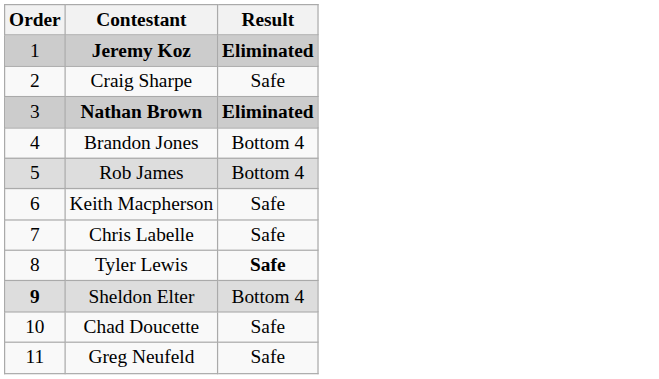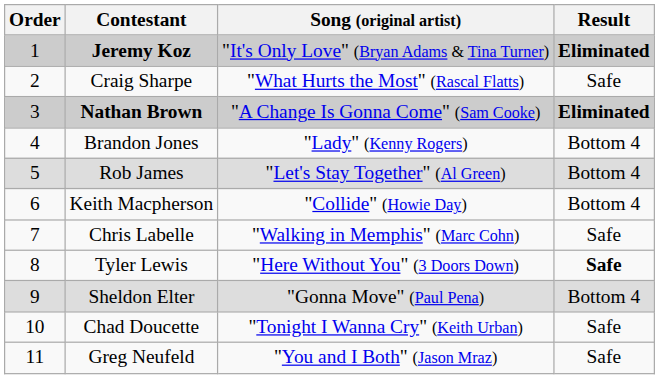+ column: (386, 19)
(268, 204) Safe -> (604, 204) Bottom 4
(35, 296) bold -> (35, 296) normal
